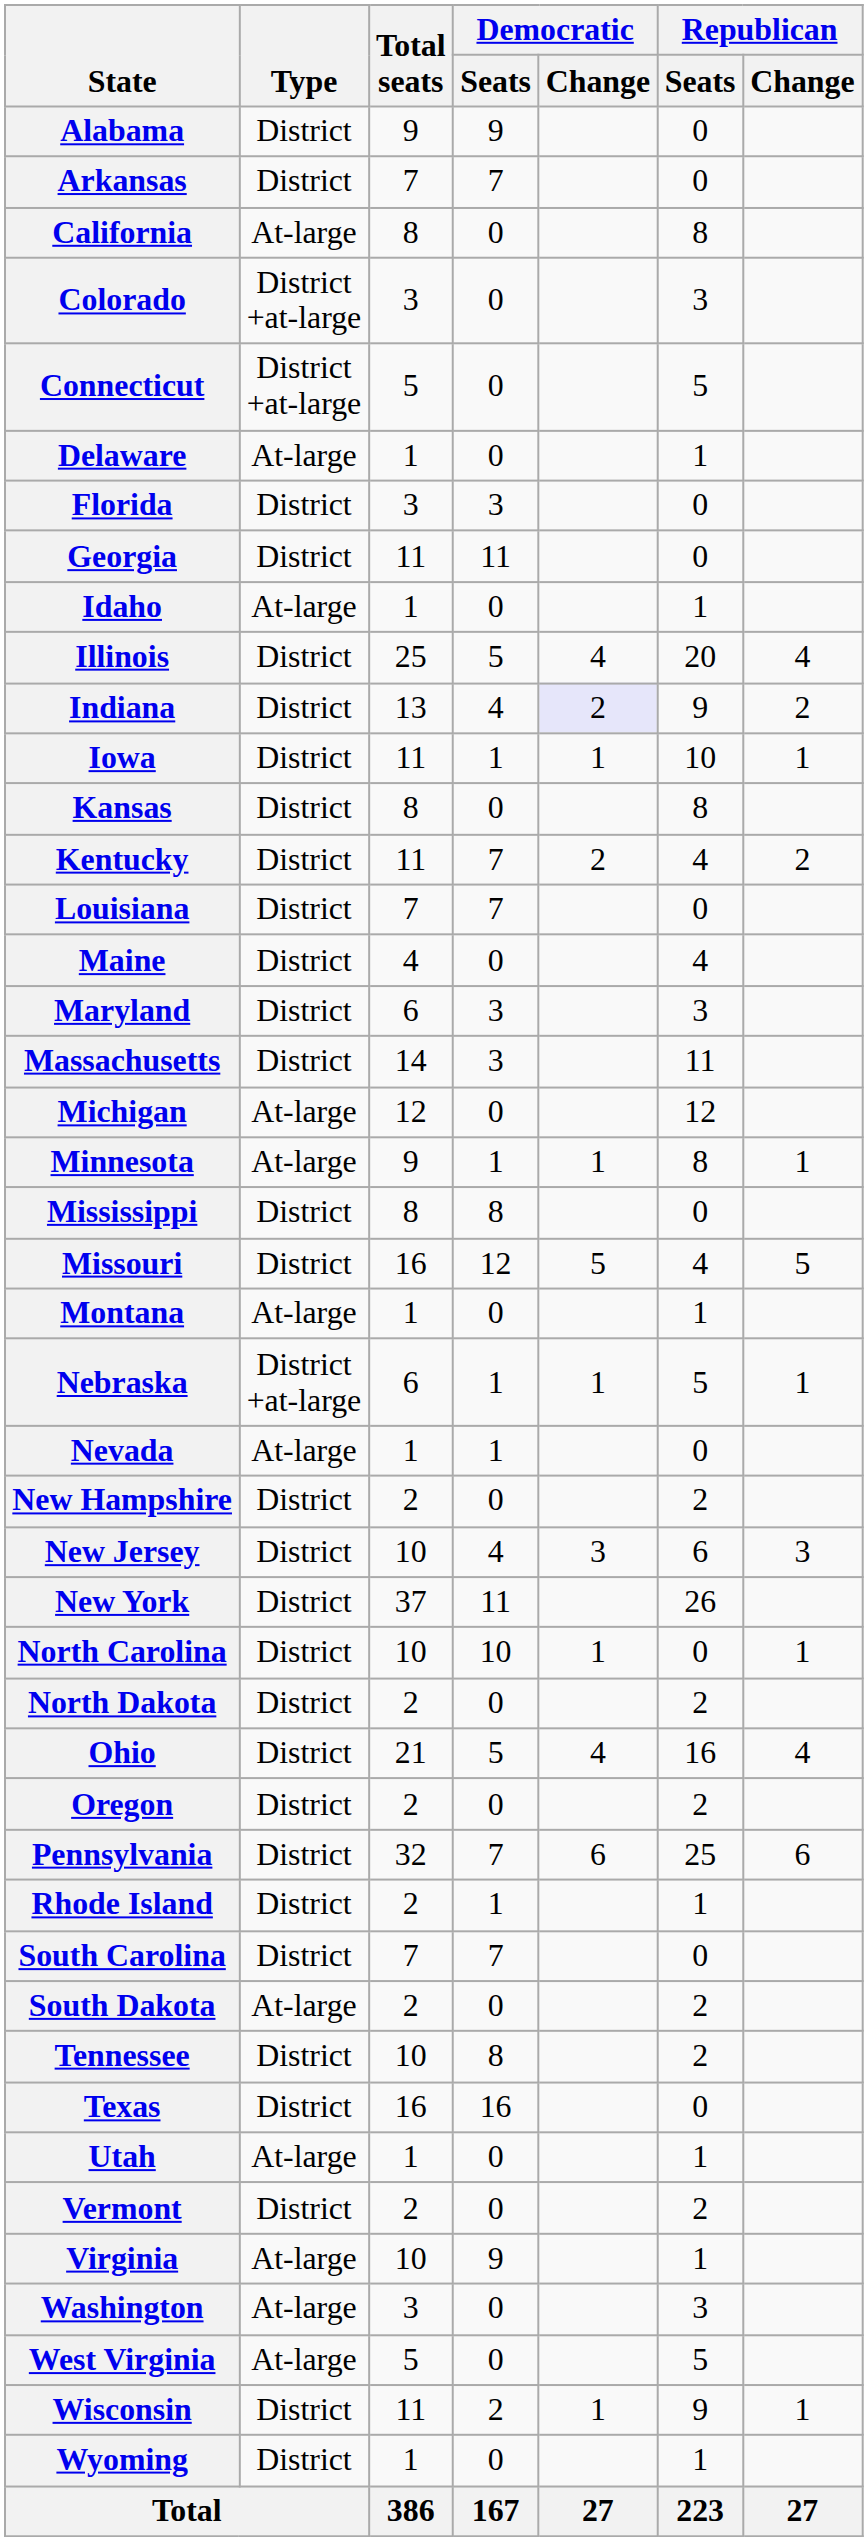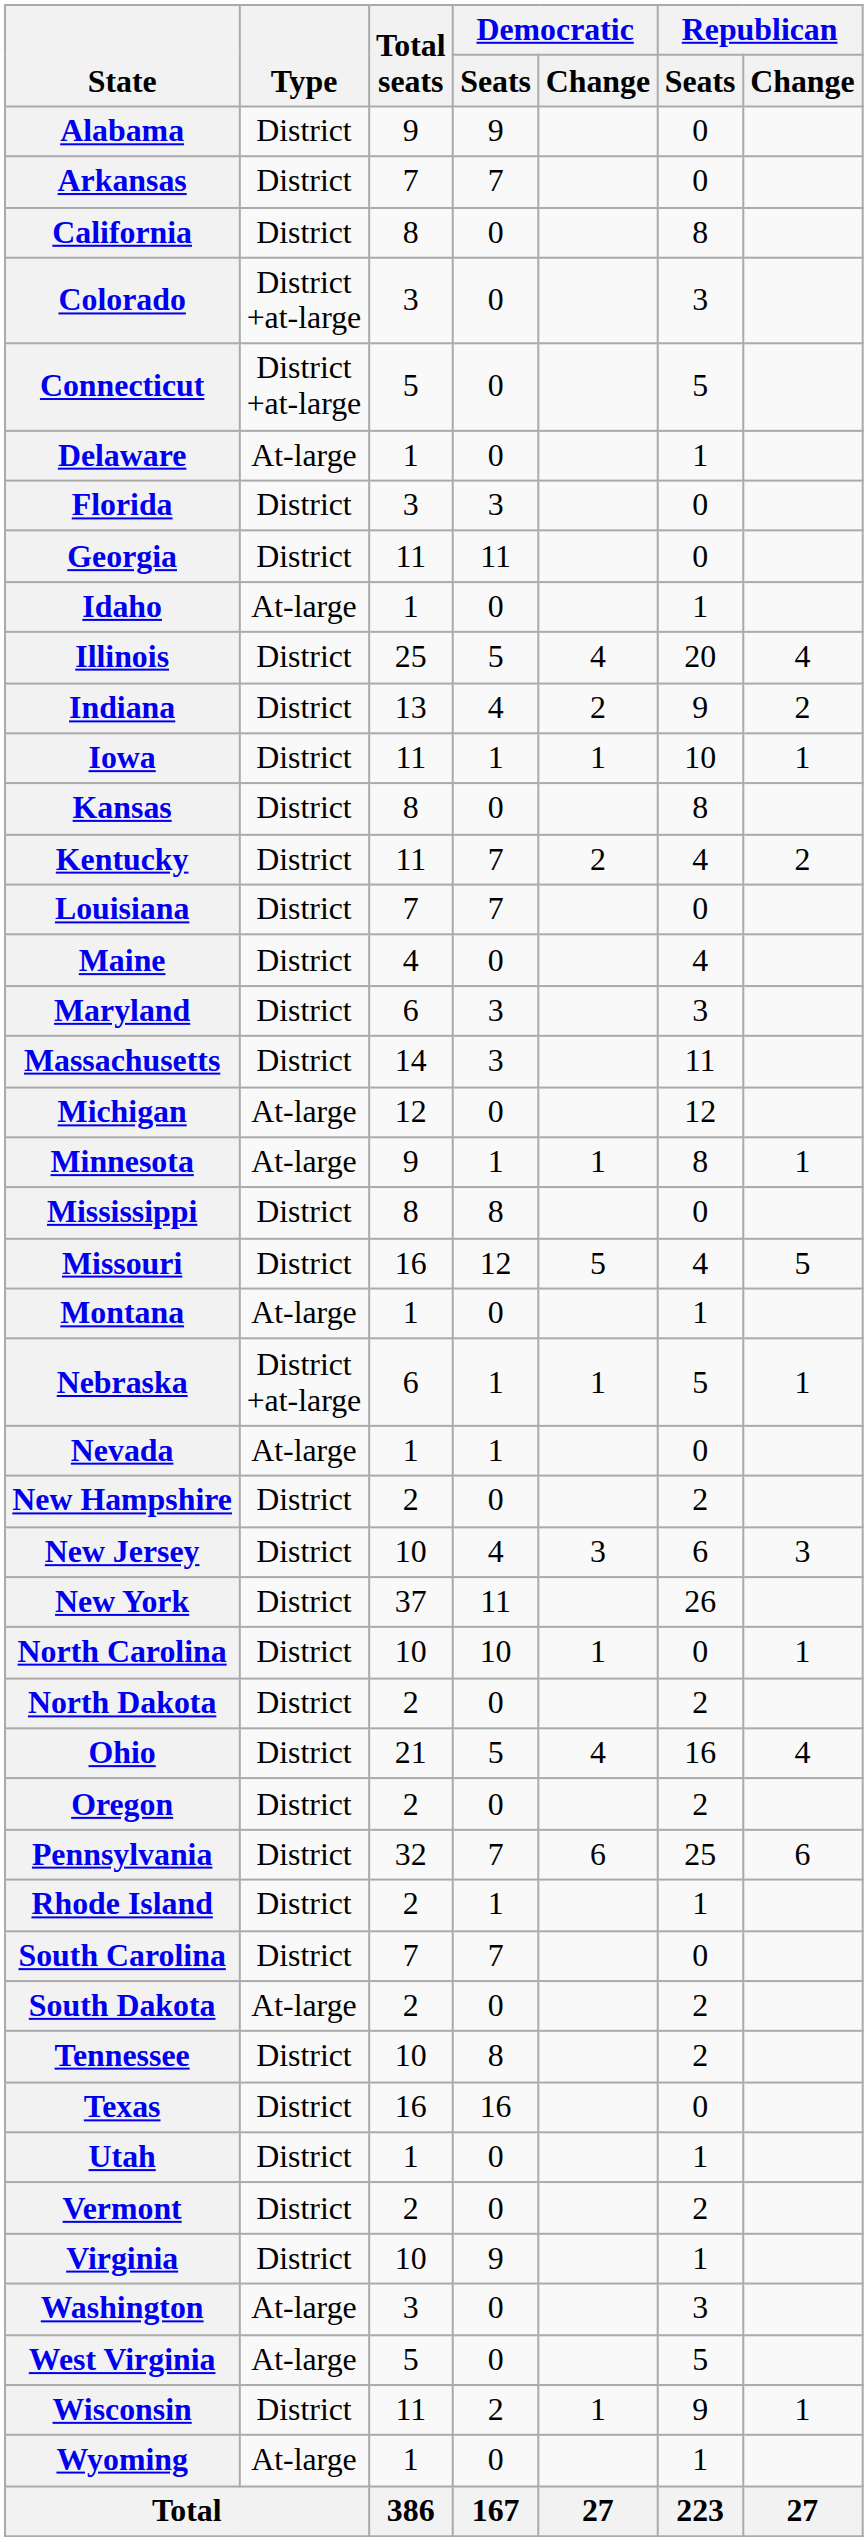(304, 231) At-large -> (304, 231) District
(598, 707) lavender background -> (598, 707) no background
(304, 2157) At-large -> (304, 2157) District
(304, 2258) At-large -> (304, 2258) District
(304, 2460) District -> (304, 2460) At-large
